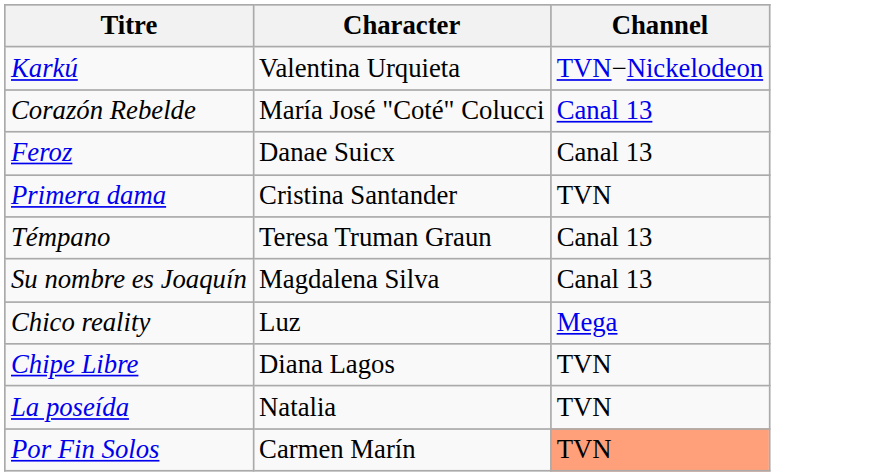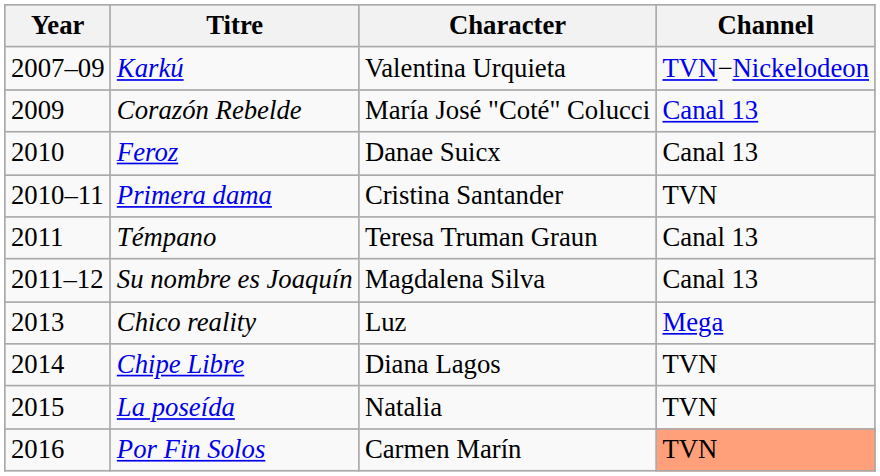+ column: (58, 25)
